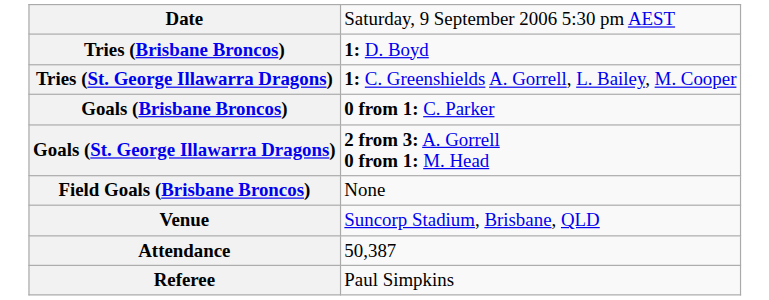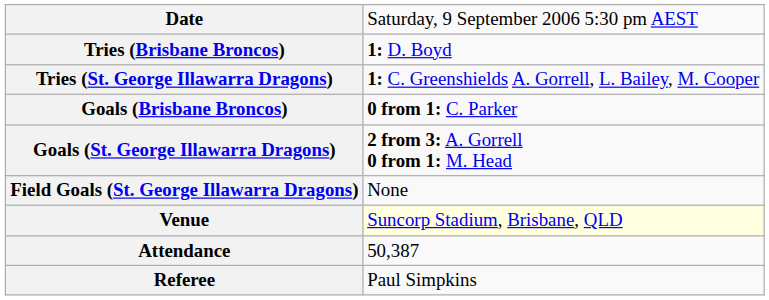- row: (184, 190)
+ row: (184, 190)
(472, 220) no background -> (495, 220) lightyellow background
